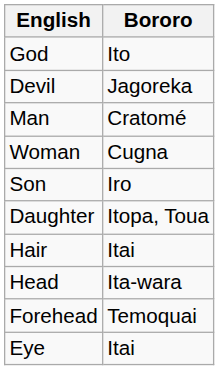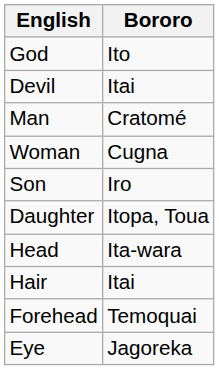(150, 86) Jagoreka -> (121, 86) Itai
rows swapped: (34, 282) <-> (28, 250)
(121, 348) Itai -> (150, 348) Jagoreka
